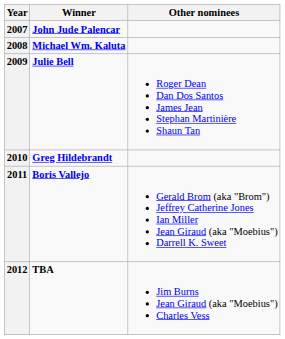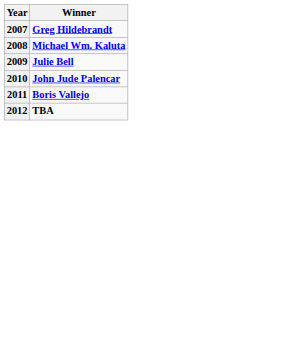- column: (204, 12)
(76, 29) John Jude Palencar -> (72, 29) Greg Hildebrandt
(72, 158) Greg Hildebrandt -> (76, 78) John Jude Palencar
